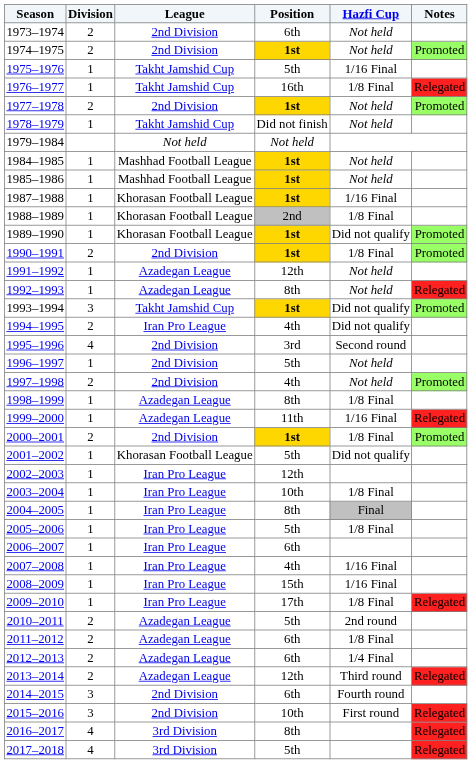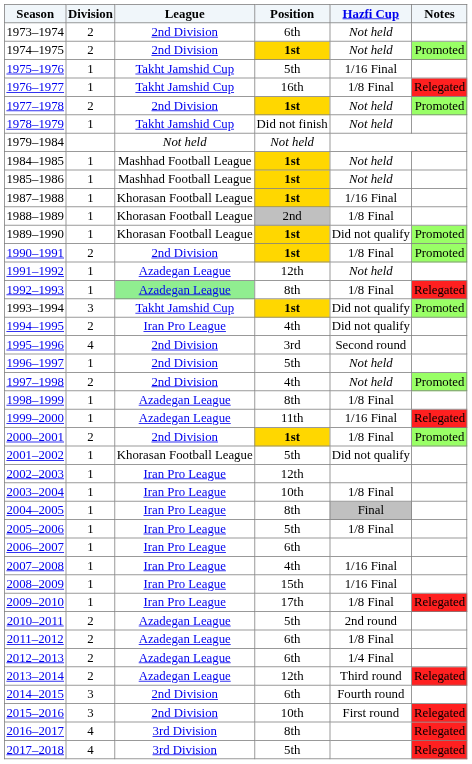(185, 289) no background -> (185, 289) lightgreen background
(371, 289) Not held -> (371, 289) 1/8 Final
